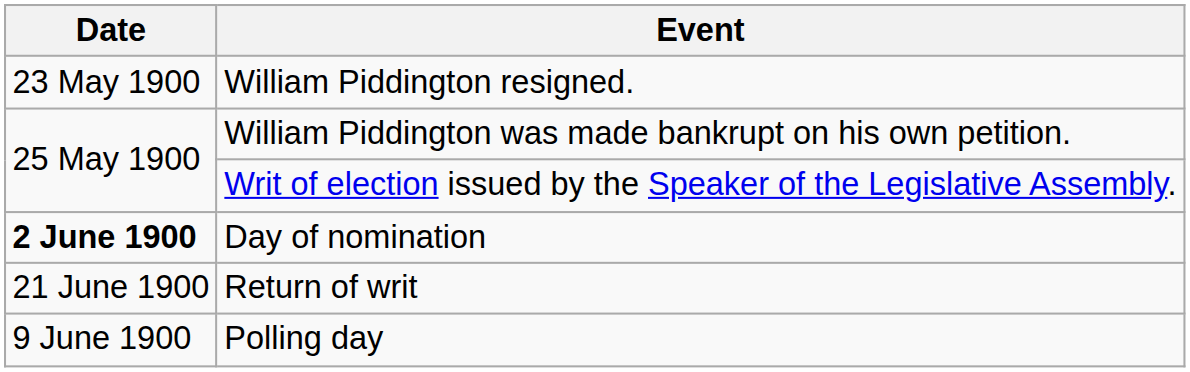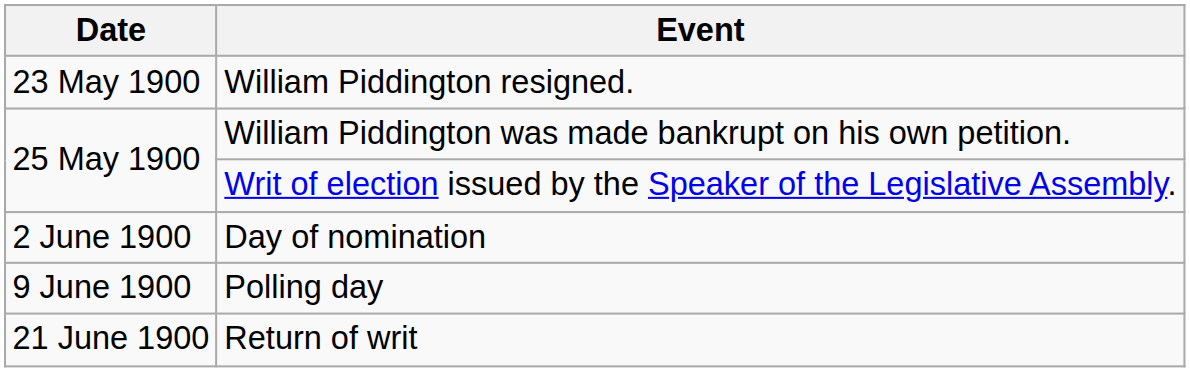(105, 236) bold -> (102, 236) normal
rows swapped: (304, 339) <-> (321, 287)
